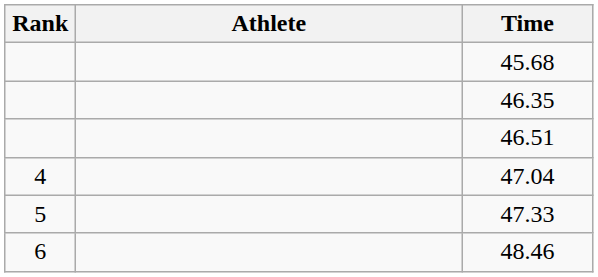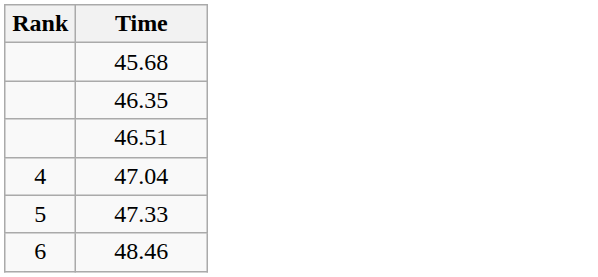- column: (269, 23)
